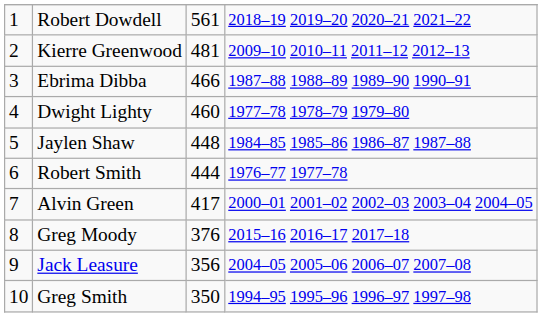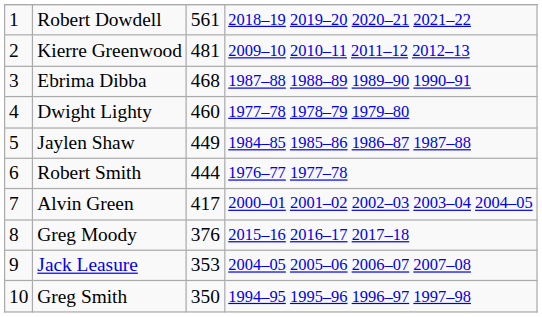(205, 81) 466 -> (205, 81) 468
(205, 142) 448 -> (205, 142) 449
(205, 265) 356 -> (205, 265) 353
